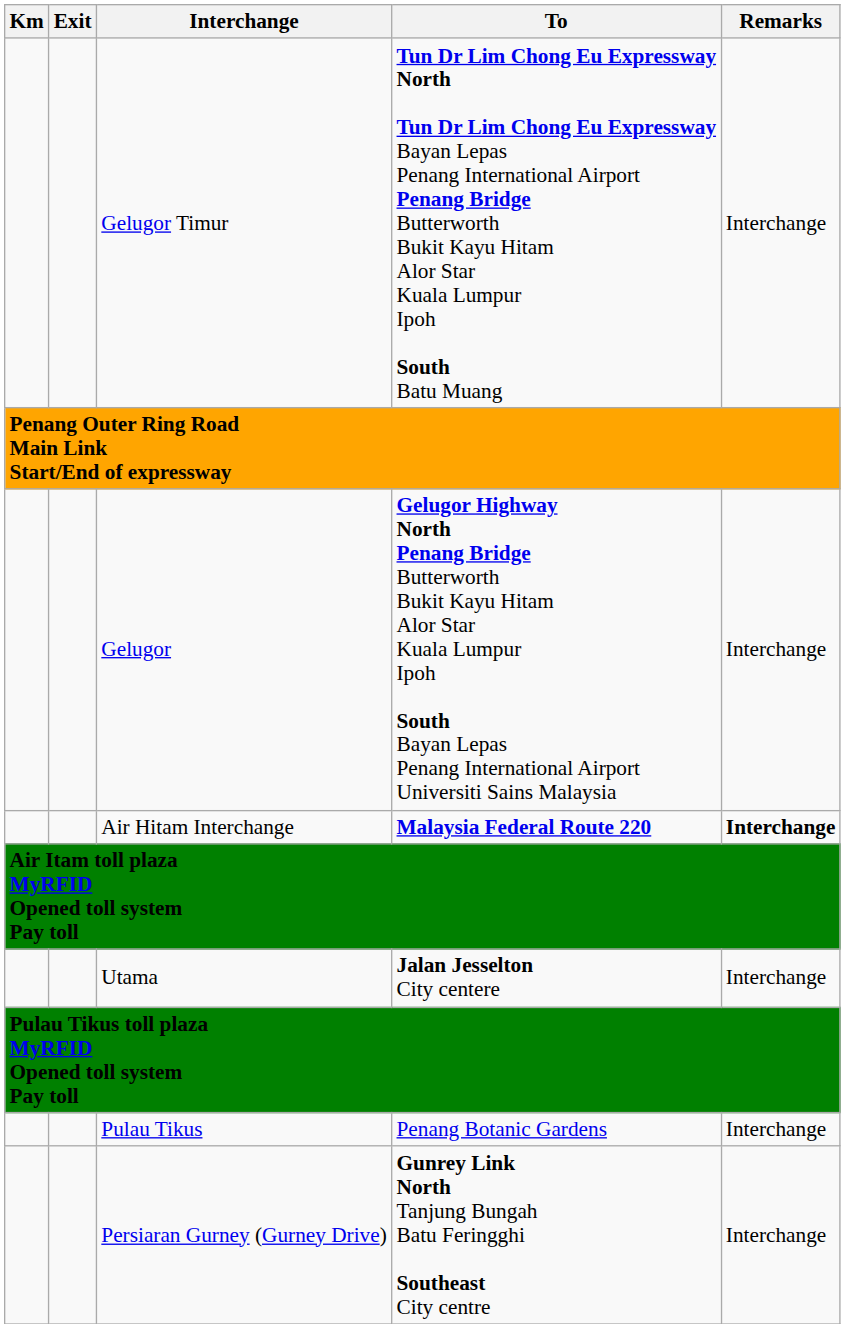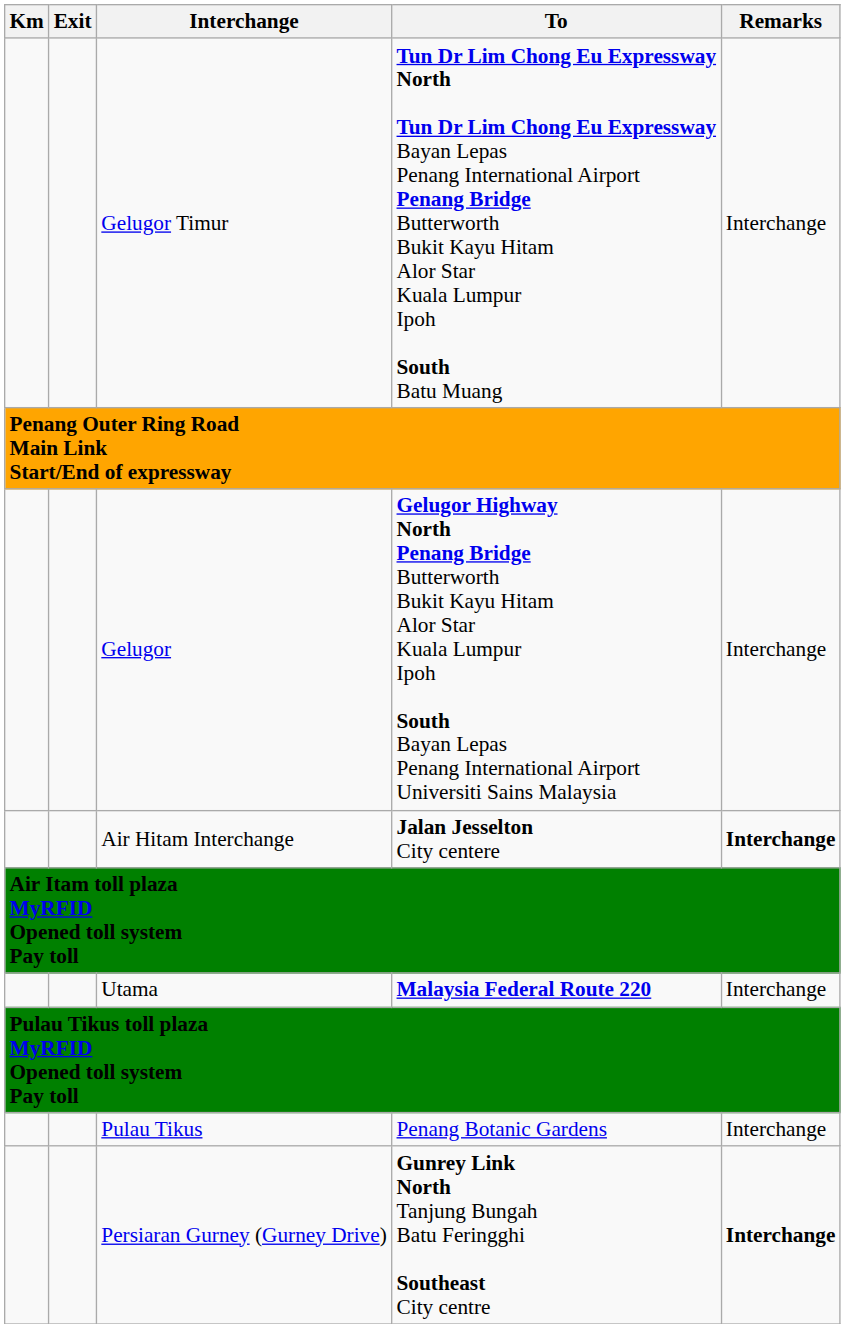(524, 826) Malaysia Federal Route 220 -> (465, 838) Jalan Jesselton City centere
(465, 977) Jalan Jesselton City centere -> (524, 989) Malaysia Federal Route 220
(776, 1234) normal -> (781, 1234) bold
